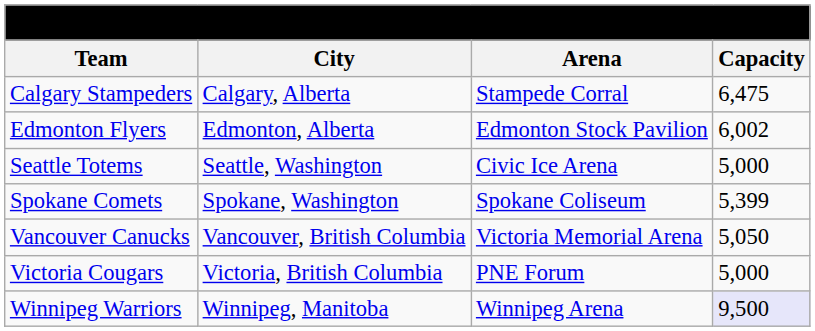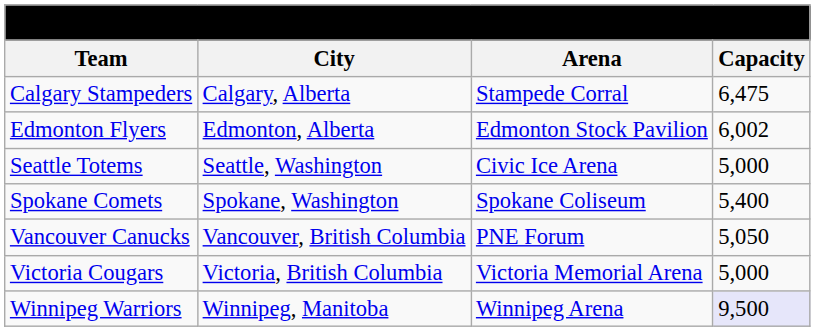(744, 201) 5,399 -> (744, 201) 5,400
(589, 237) Victoria Memorial Arena -> (530, 237) PNE Forum
(530, 272) PNE Forum -> (589, 272) Victoria Memorial Arena
